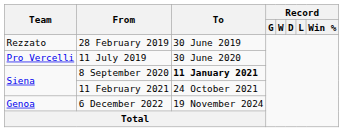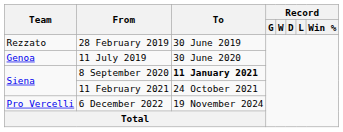(40, 58) Pro Vercelli -> (21, 58) Genoa
(21, 104) Genoa -> (40, 104) Pro Vercelli
